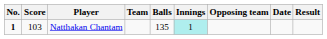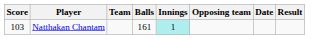- column: (13, 12)
(162, 27) 135 -> (144, 27) 161
